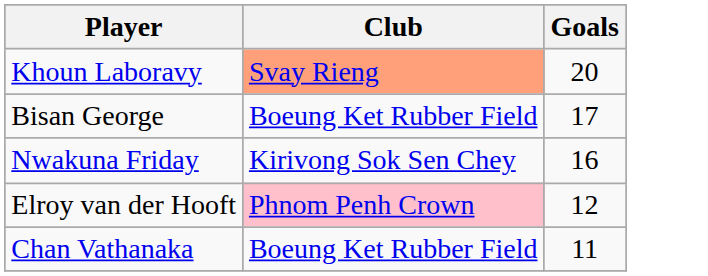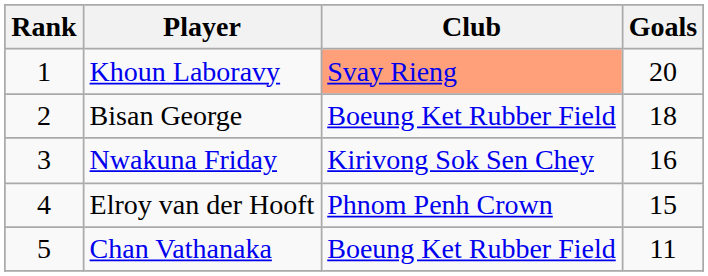+ column: (44, 26)
(585, 115) 17 -> (663, 115) 18
(362, 204) pink background -> (440, 204) no background
(585, 204) 12 -> (663, 204) 15
